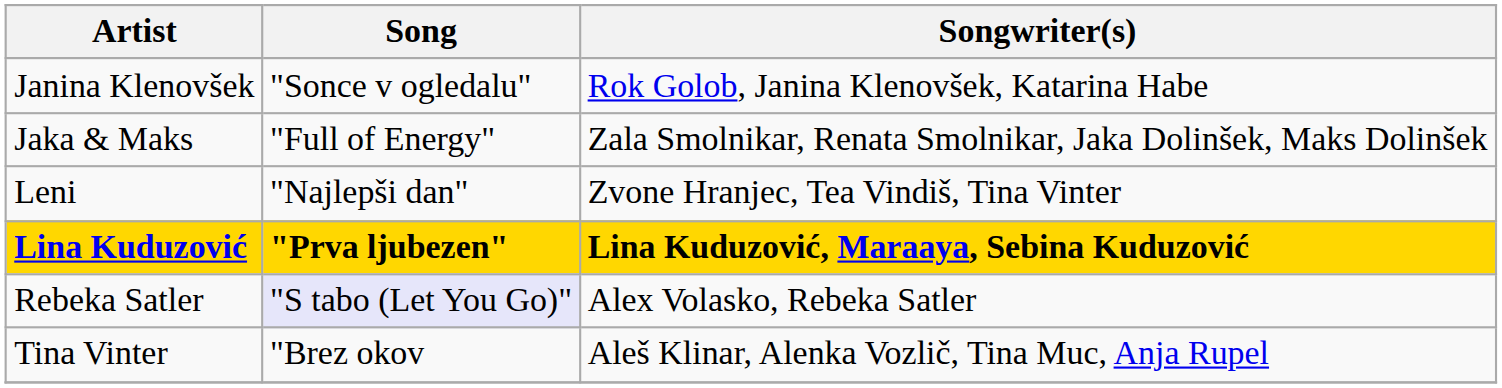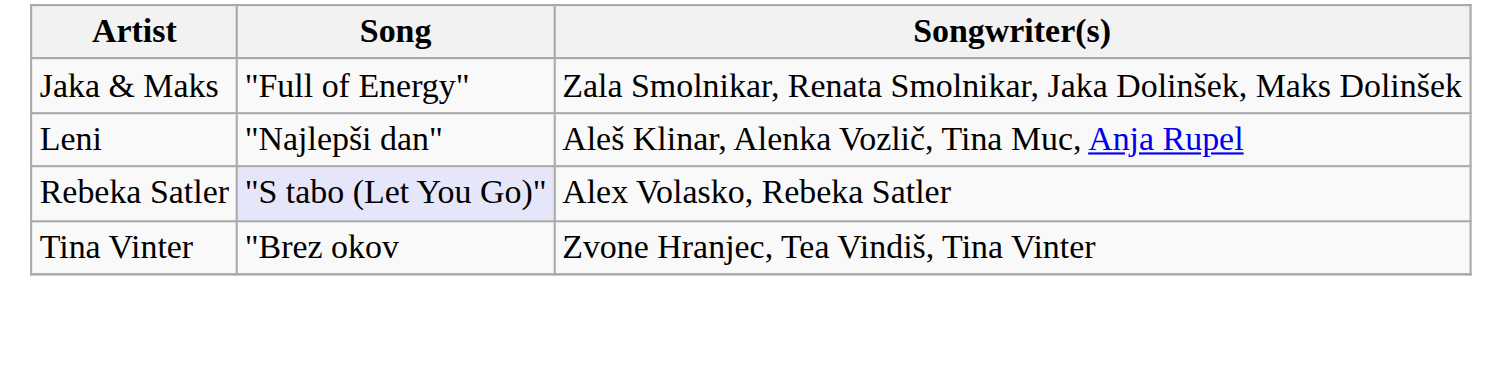- row: (134, 85)
(854, 192) Zvone Hranjec, Tea Vindiš, Tina Vinter -> (903, 138) Aleš Klinar, Alenka Vozlič, Tina Muc, Anja Rupel
- row: (131, 246)
(928, 354) Aleš Klinar, Alenka Vozlič, Tina Muc, Anja Rupel -> (829, 246) Zvone Hranjec, Tea Vindiš, Tina Vinter
